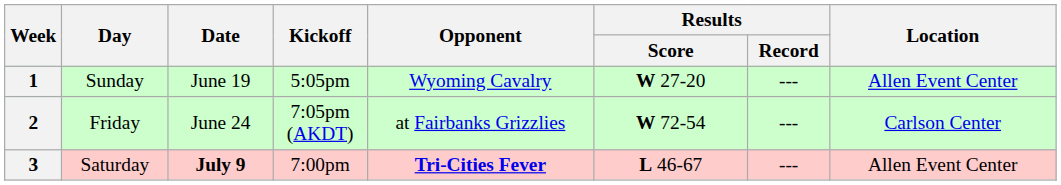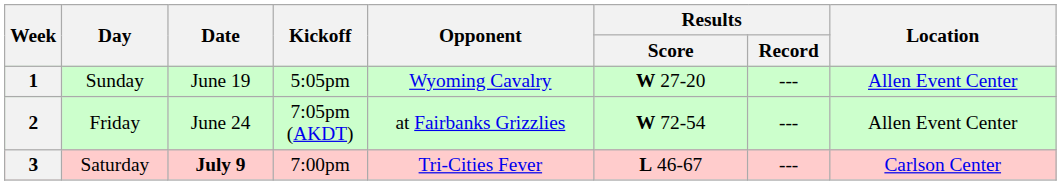(943, 122) Carlson Center -> (943, 122) Allen Event Center
(480, 164) bold -> (480, 164) normal
(943, 164) Allen Event Center -> (943, 164) Carlson Center
